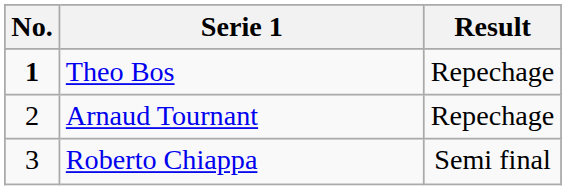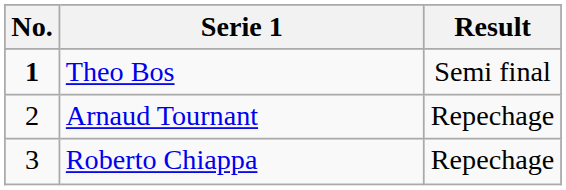(493, 71) Repechage -> (493, 71) Semi final
(493, 160) Semi final -> (493, 160) Repechage
